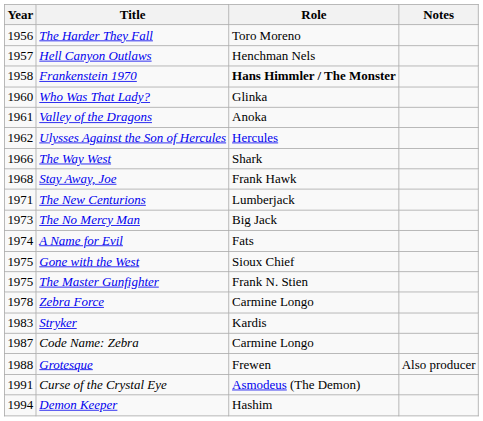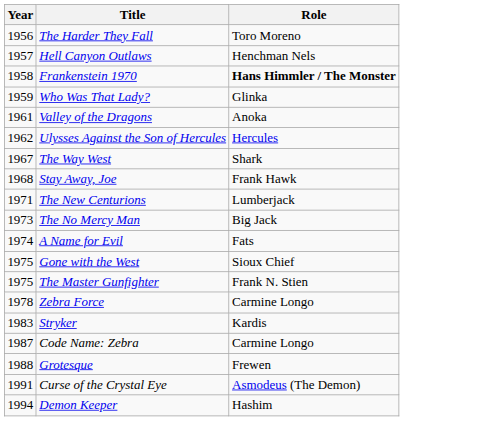- column: (439, 14)
(20, 96) 1960 -> (20, 96) 1959
(20, 158) 1966 -> (20, 158) 1967
